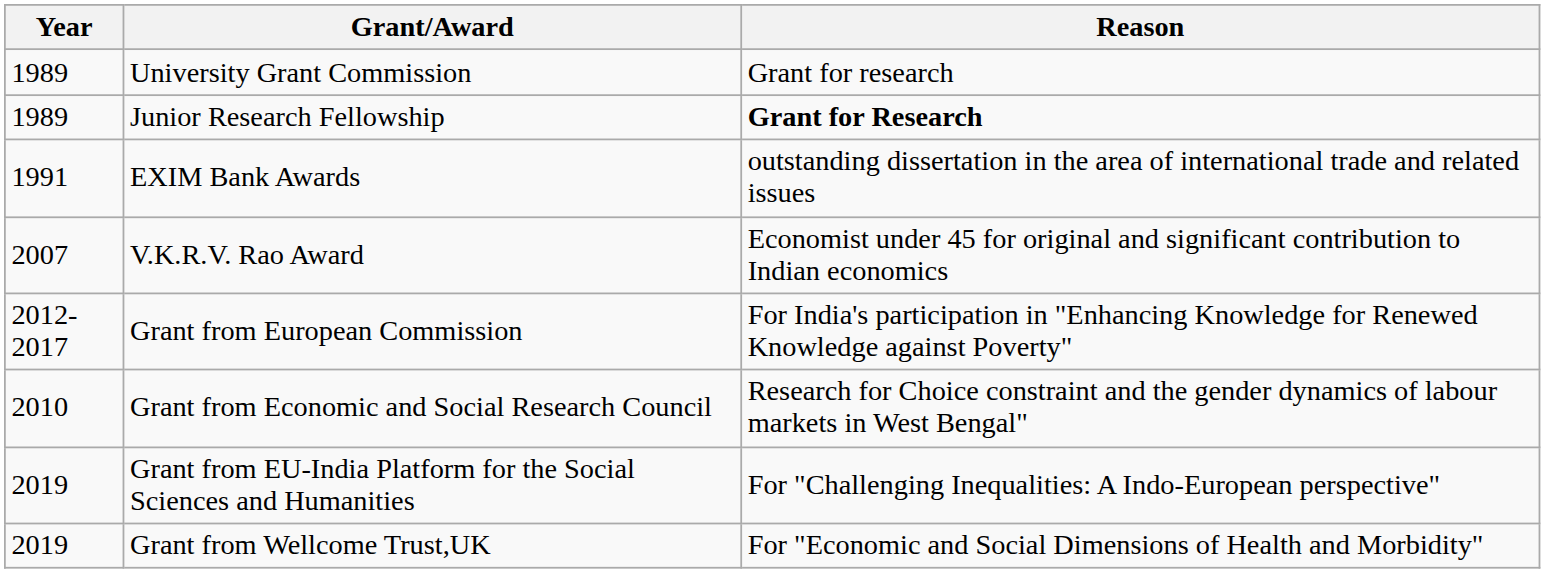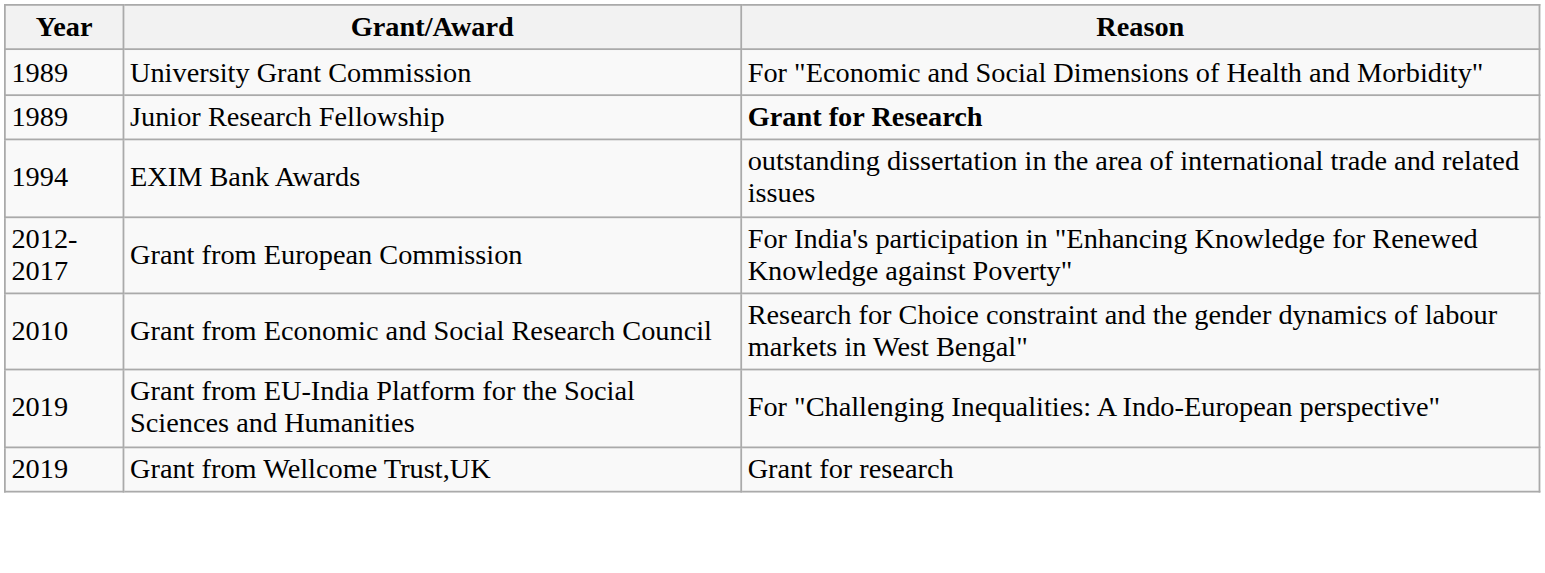(851, 71) Grant for research -> (1116, 71) For "Economic and Social Dimensions of Health and Morbidity"
(40, 177) 1991 -> (40, 177) 1994
- row: (247, 254)
(1116, 545) For "Economic and Social Dimensions of Health and Morbidity" -> (851, 468) Grant for research
